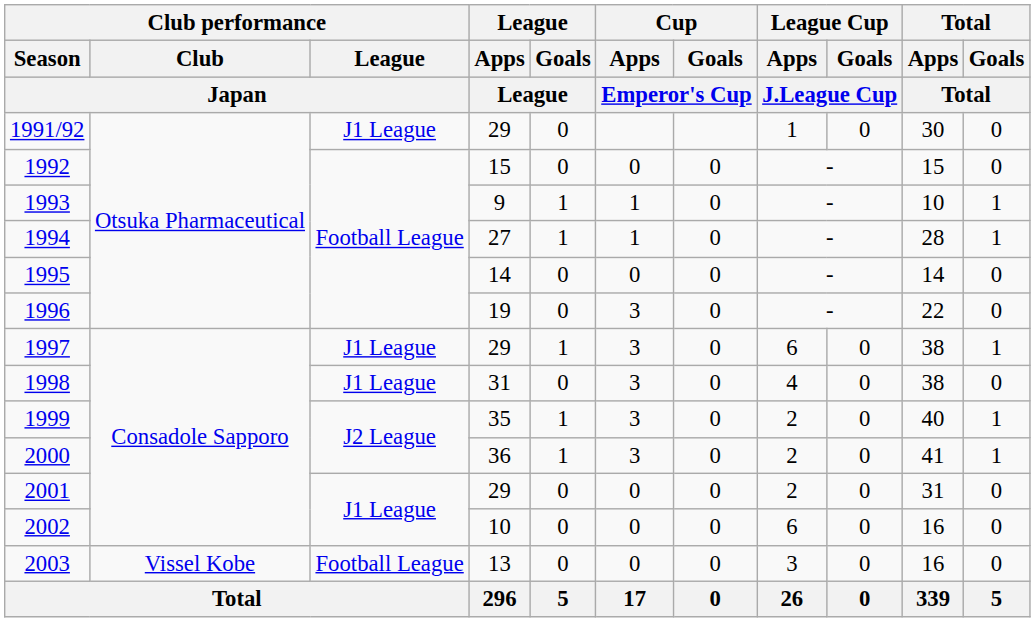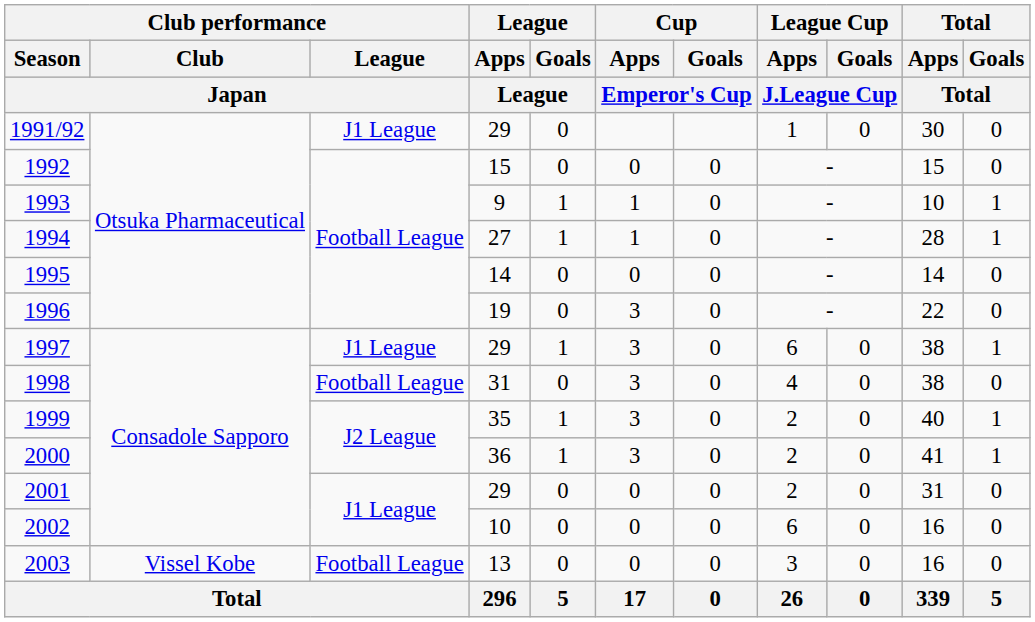(390, 382) J1 League -> (390, 382) Football League
